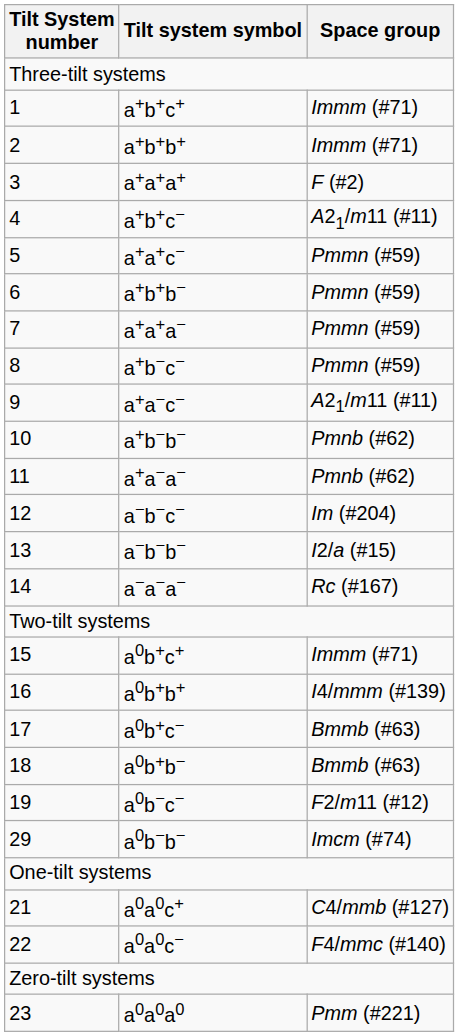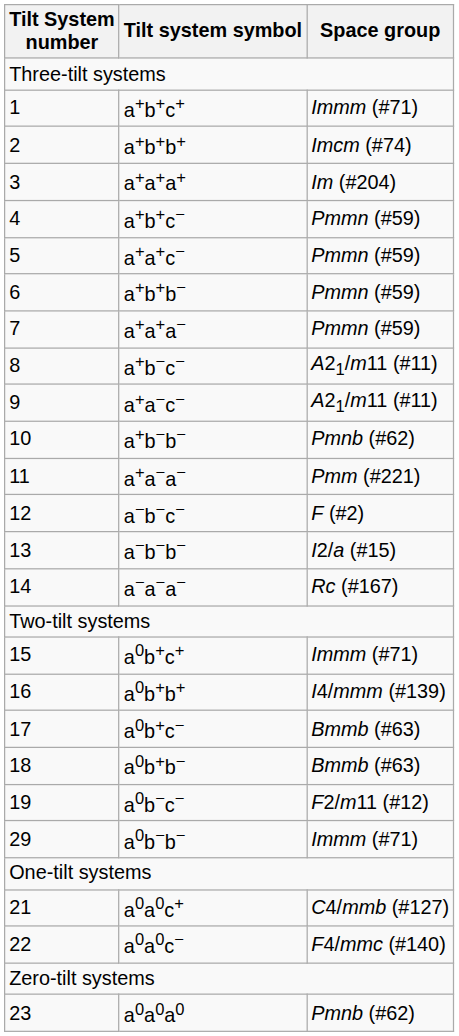(365, 144) Immm (#71) -> (361, 144) Imcm (#74)
(338, 181) F (#2) -> (354, 181) Im (#204)
(374, 219) A21/m11 (#11) -> (366, 218) Pmmn (#59)
(366, 365) Pmmn (#59) -> (374, 366) A21/m11 (#11)
(363, 476) Pmnb (#62) -> (366, 476) Pmm (#221)
(354, 513) Im (#204) -> (338, 513) F (#2)
(361, 839) Imcm (#74) -> (365, 839) Immm (#71)
(366, 1012) Pmm (#221) -> (363, 1012) Pmnb (#62)
